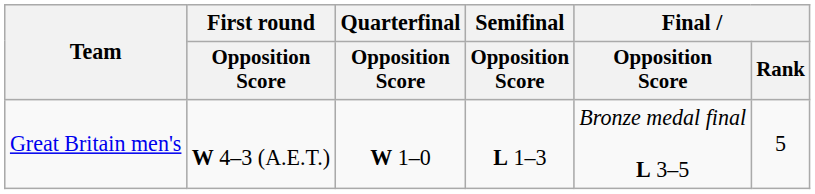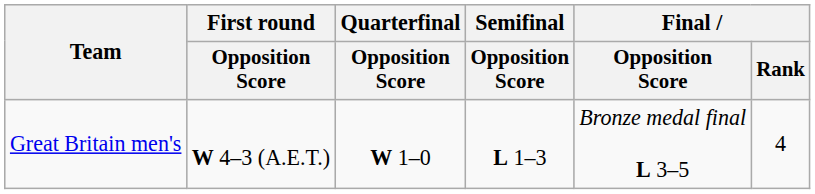(781, 144) 5 -> (781, 144) 4
